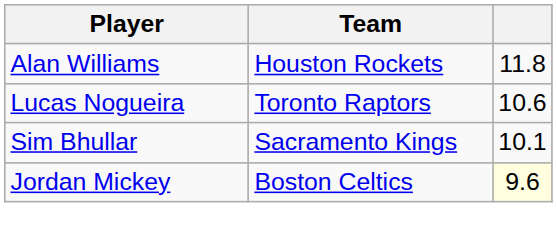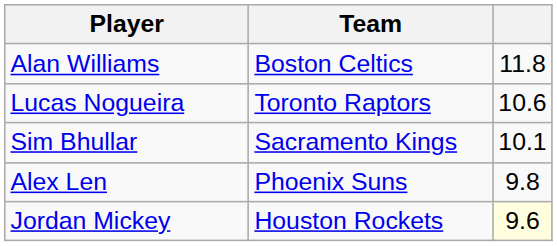(349, 63) Houston Rockets -> (334, 63) Boston Celtics
+ row: (59, 181)
(334, 181) Boston Celtics -> (349, 220) Houston Rockets
